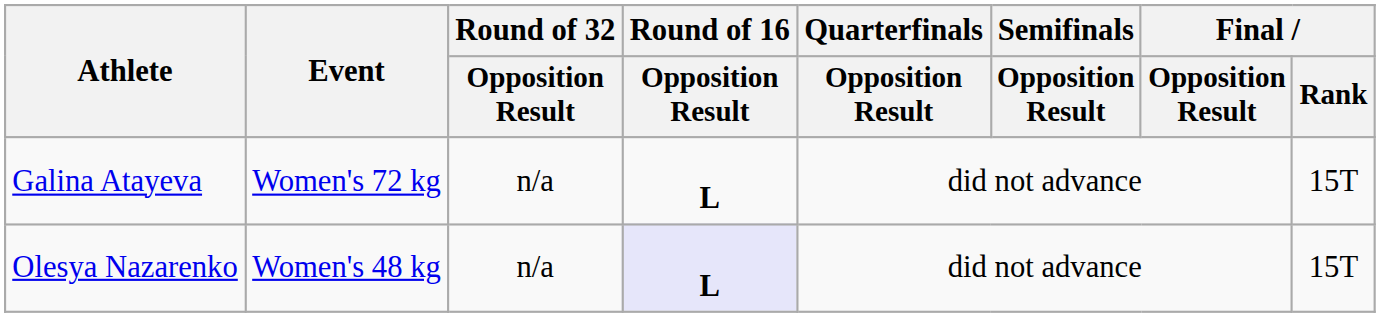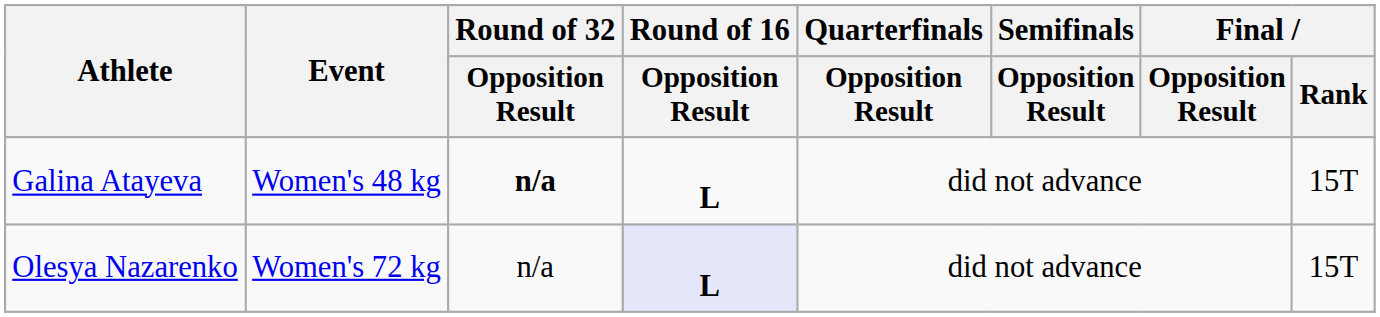(347, 180) Women's 72 kg -> (347, 180) Women's 48 kg
(535, 180) normal -> (535, 180) bold
(347, 267) Women's 48 kg -> (347, 267) Women's 72 kg
